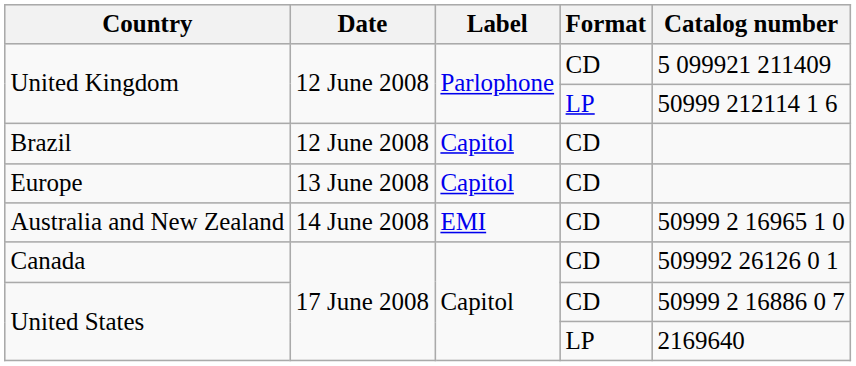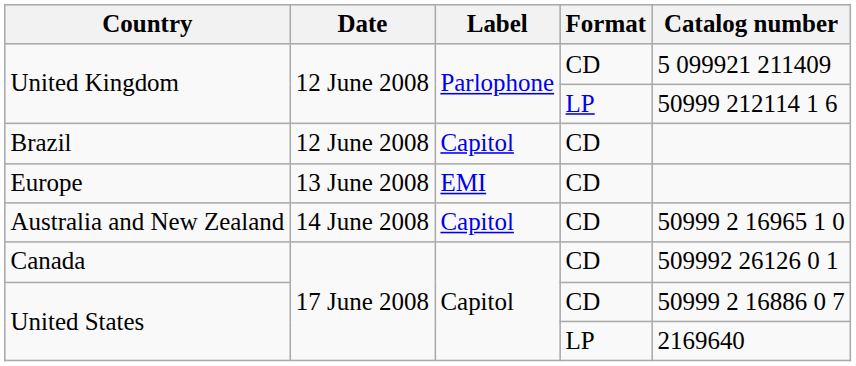(477, 182) Capitol -> (463, 182) EMI
(463, 222) EMI -> (477, 222) Capitol
